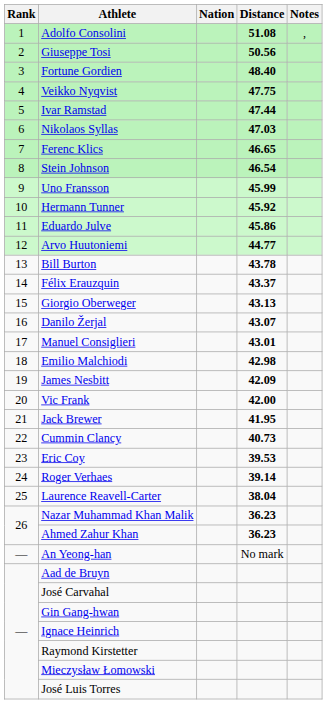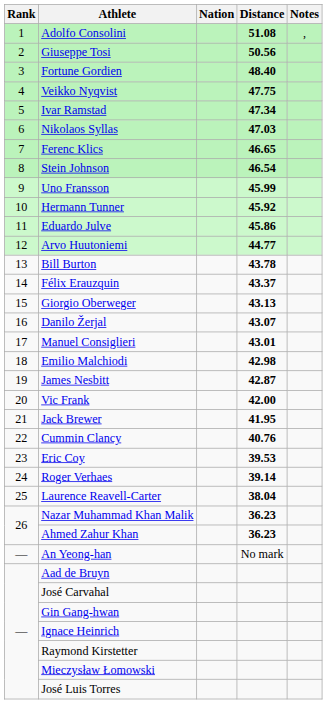(262, 110) 47.44 -> (262, 110) 47.34
(262, 380) 42.09 -> (262, 380) 42.87
(262, 438) 40.73 -> (262, 438) 40.76
